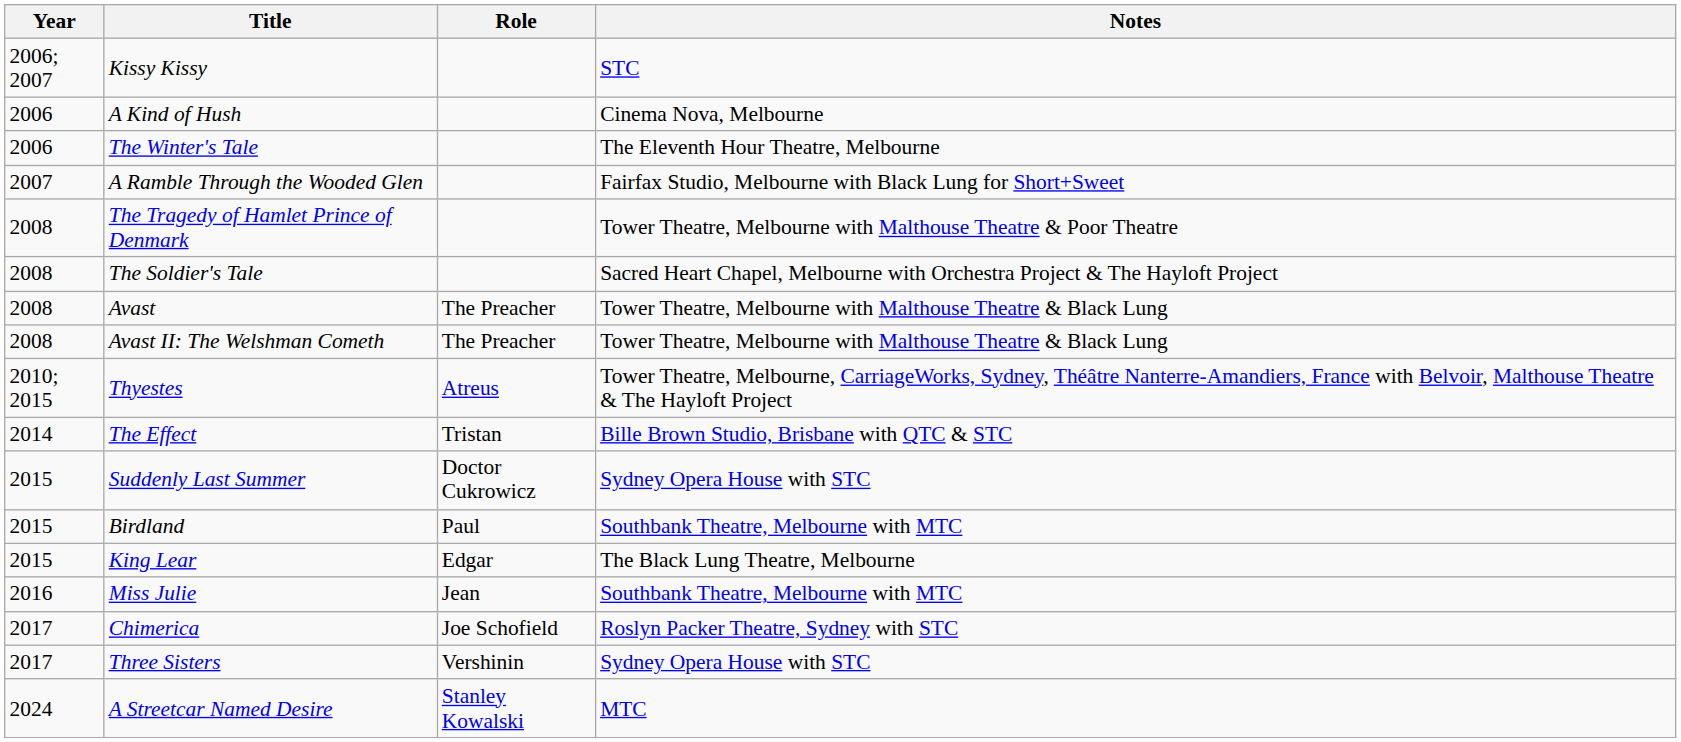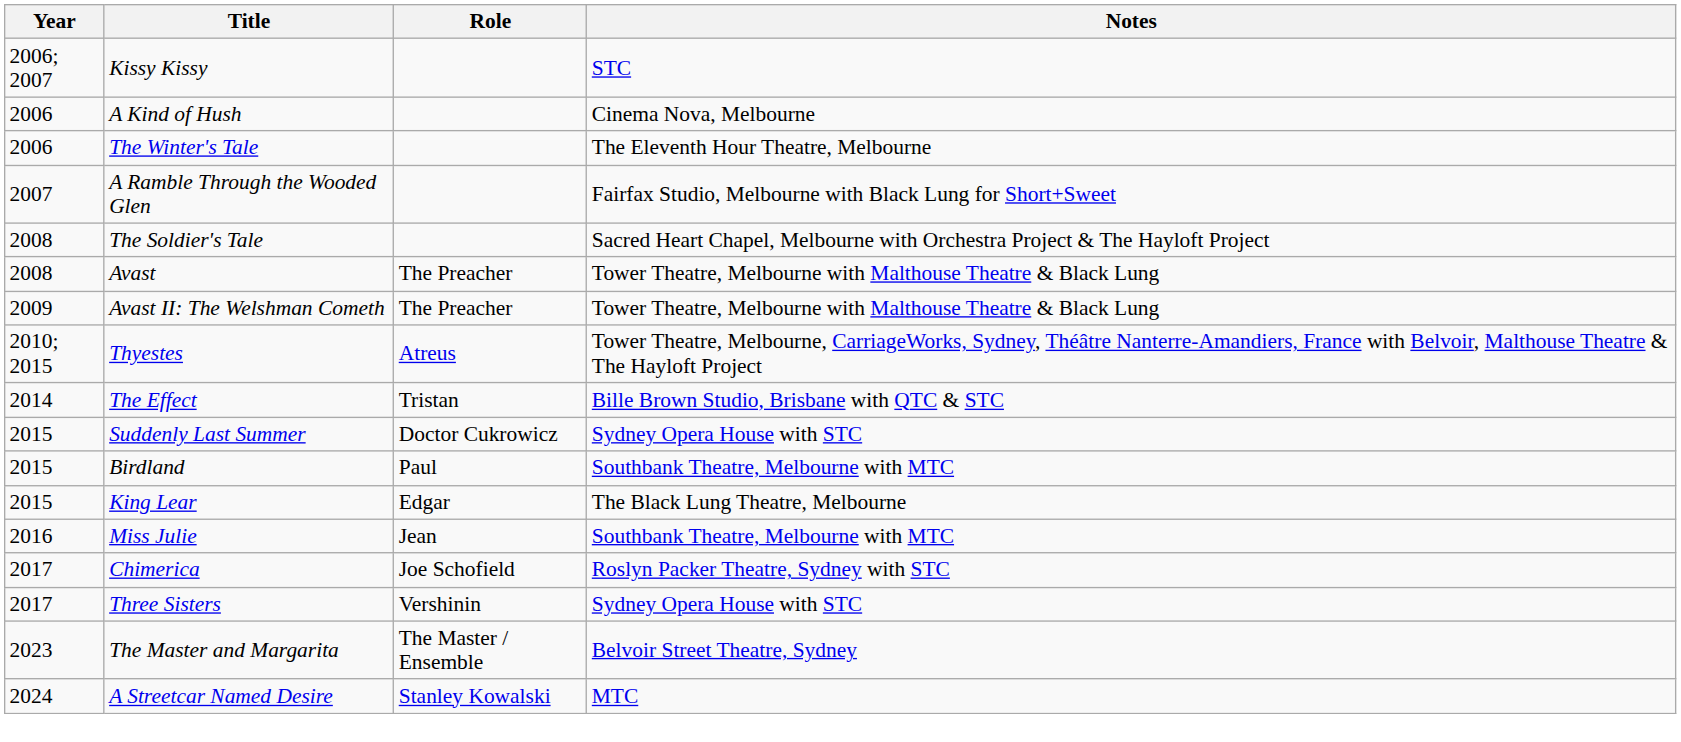- row: (250, 227)
(31, 341) 2008 -> (31, 307) 2009
+ row: (224, 649)
